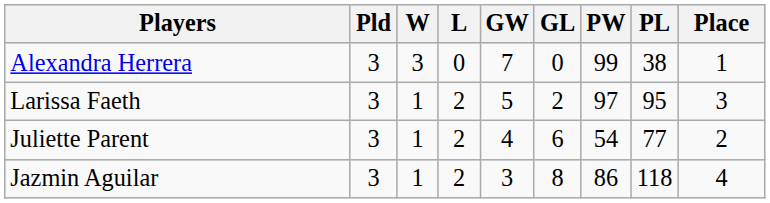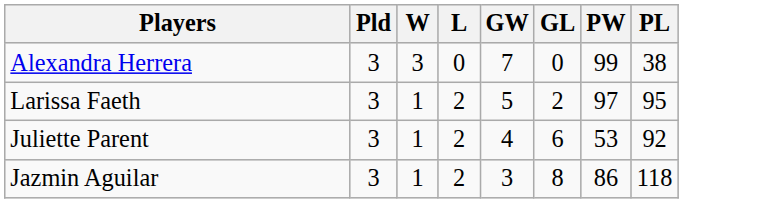- column: (722, 23)
(606, 139) 54 -> (606, 139) 53
(655, 139) 77 -> (655, 139) 92
